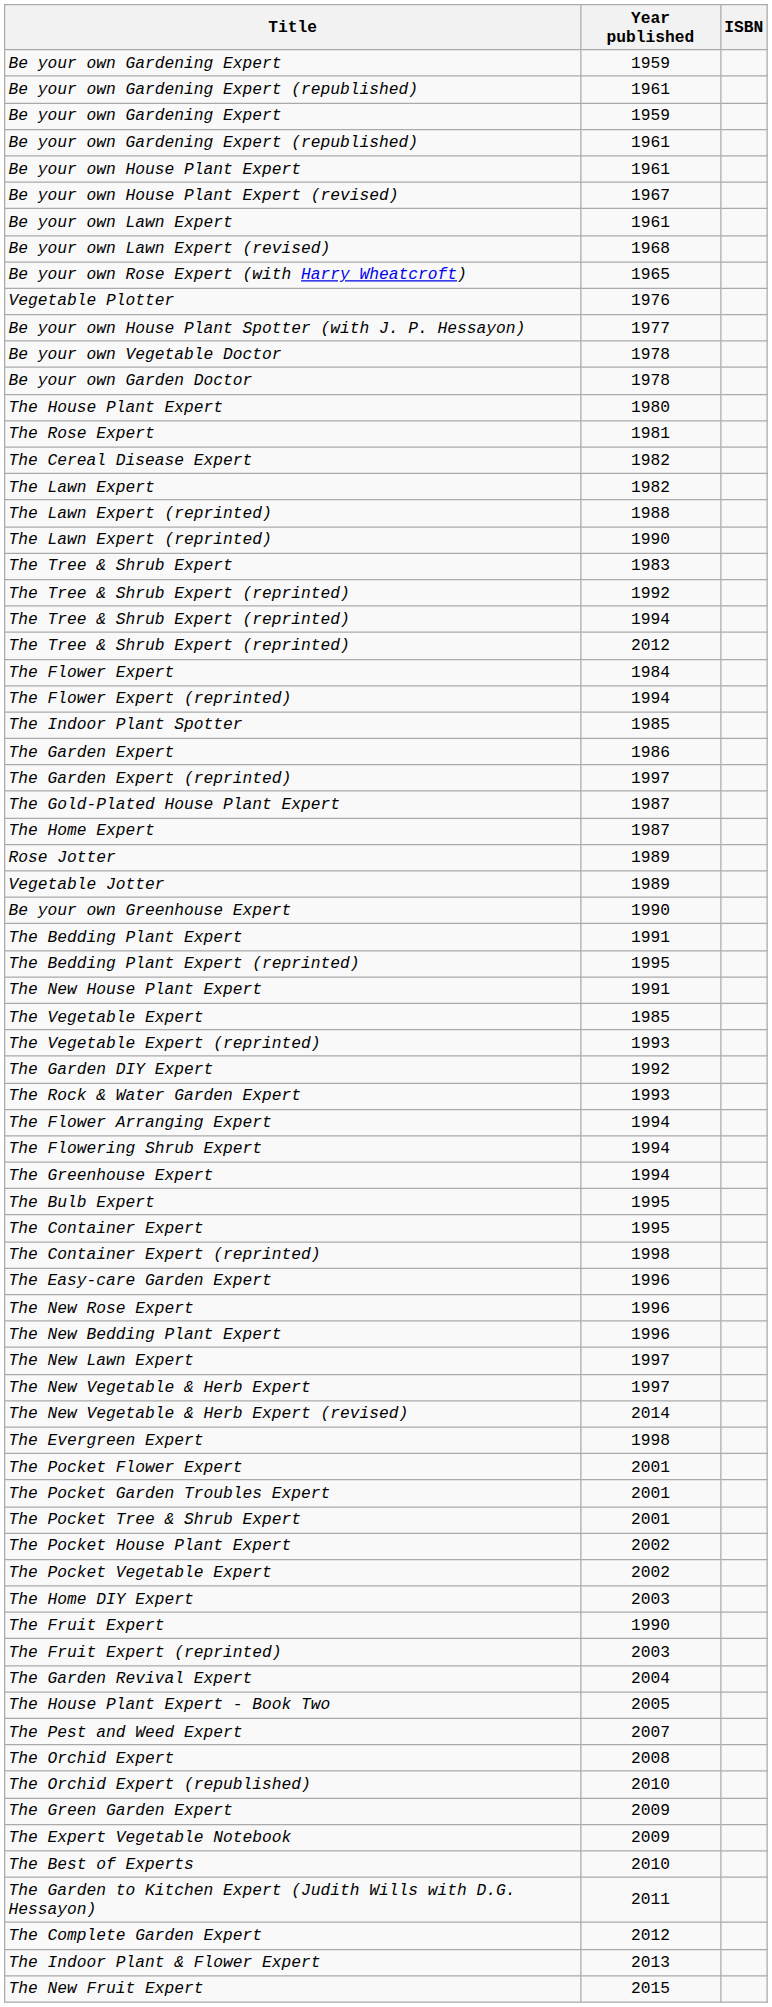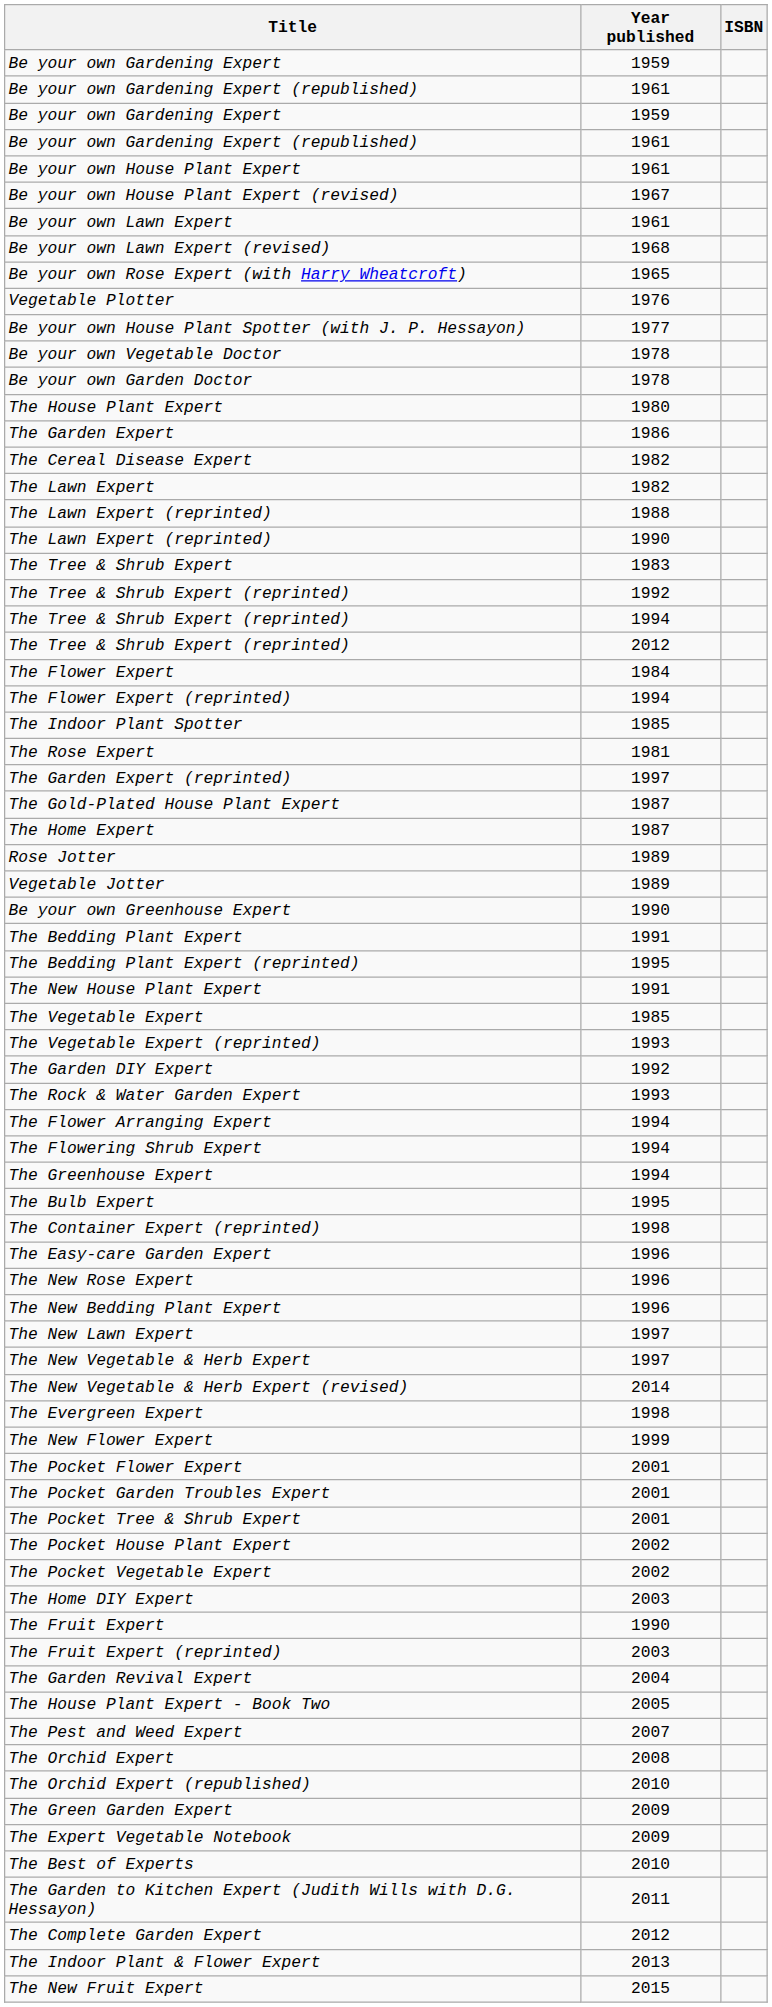rows swapped: (87, 434) <-> (96, 752)
- row: (111, 1228)
+ row: (116, 1440)
